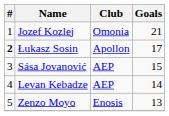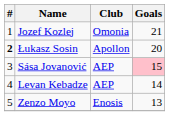(156, 48) 17 -> (156, 48) 20
(156, 66) no background -> (156, 66) pink background
